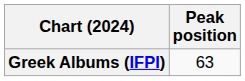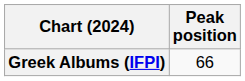(205, 62) 63 -> (205, 62) 66
